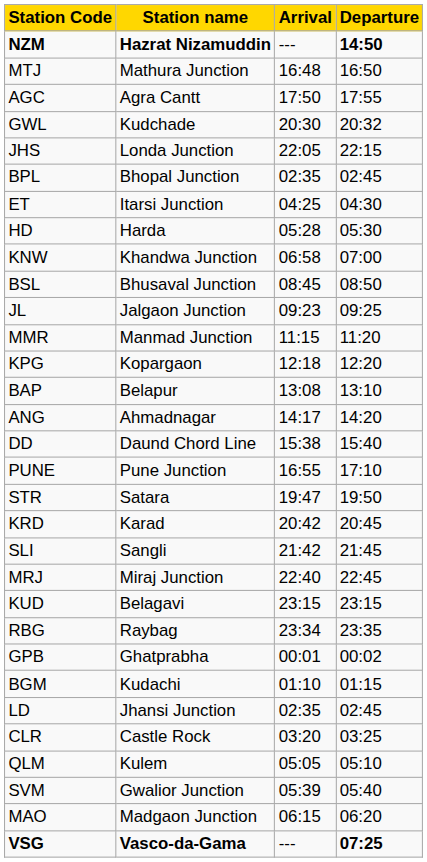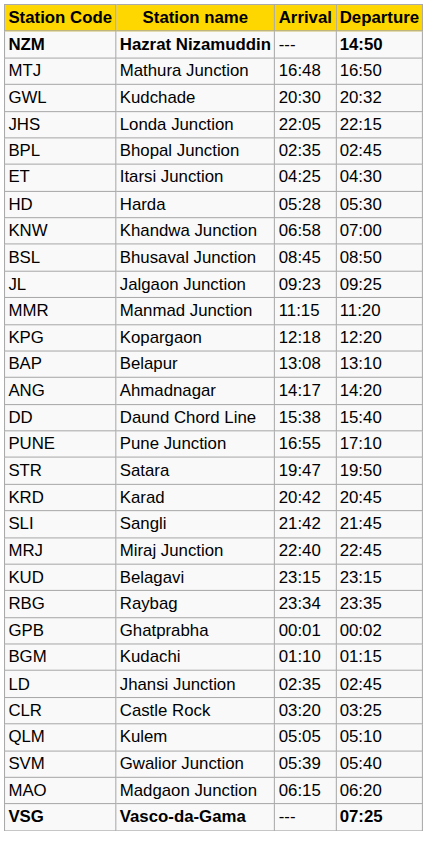- row: (27, 97)
